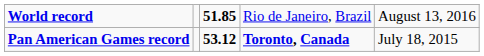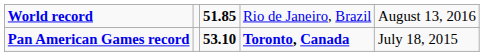(220, 39) 53.12 -> (220, 39) 53.10
